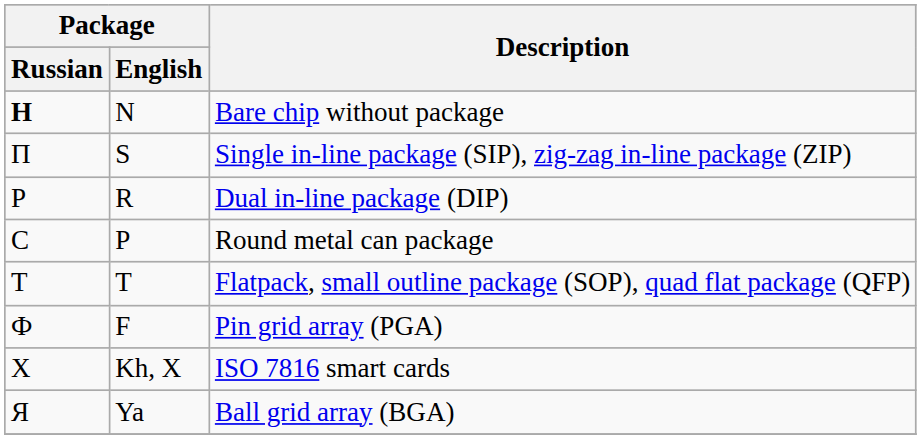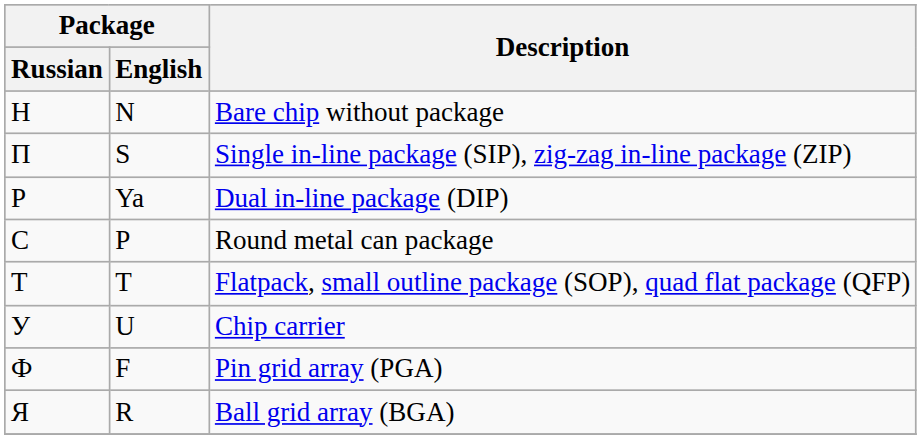(22, 111) bold -> (21, 111) normal
(124, 197) R -> (130, 197) Ya
+ row: (280, 326)
- row: (332, 369)
(130, 411) Ya -> (124, 411) R
